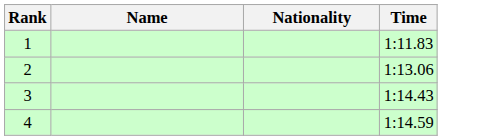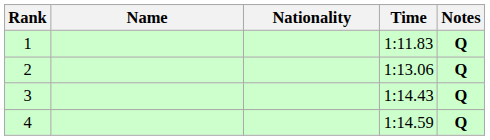+ column: (461, 17)
